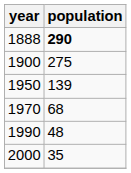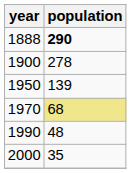(60, 62) 275 -> (60, 62) 278
(56, 109) no background -> (56, 109) khaki background
